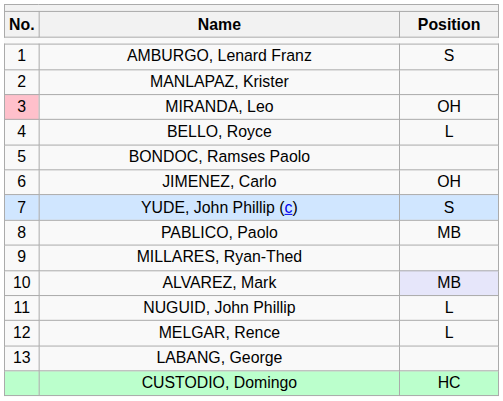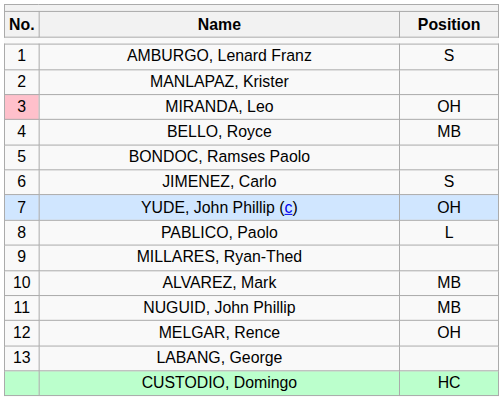(449, 132) L -> (449, 132) MB
(449, 182) OH -> (449, 182) S
(449, 207) S -> (449, 207) OH
(449, 232) MB -> (449, 232) L
(449, 282) lavender background -> (449, 282) no background
(449, 307) L -> (449, 307) MB
(449, 333) L -> (449, 333) OH
